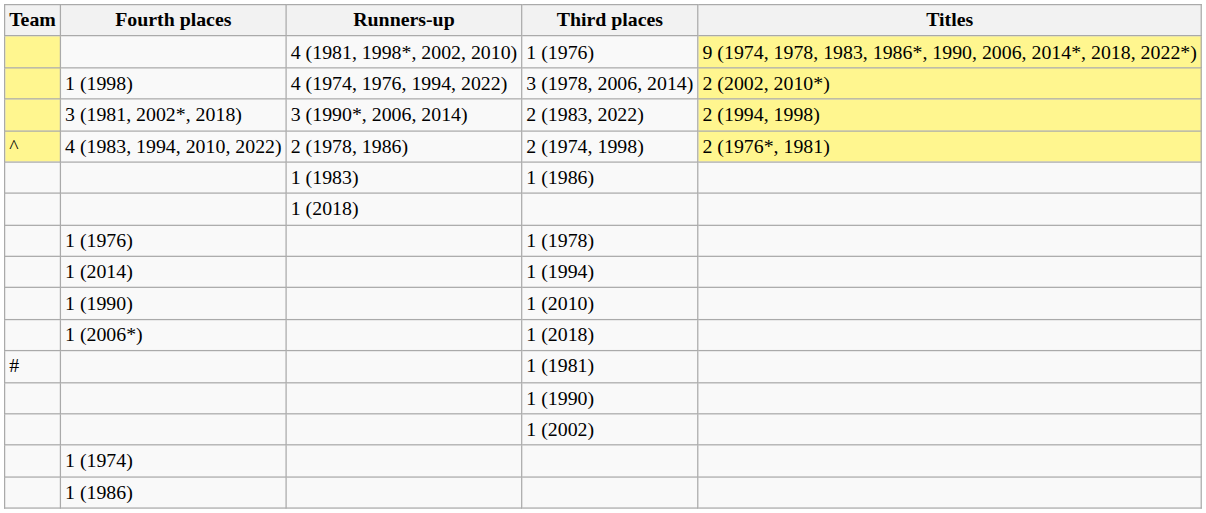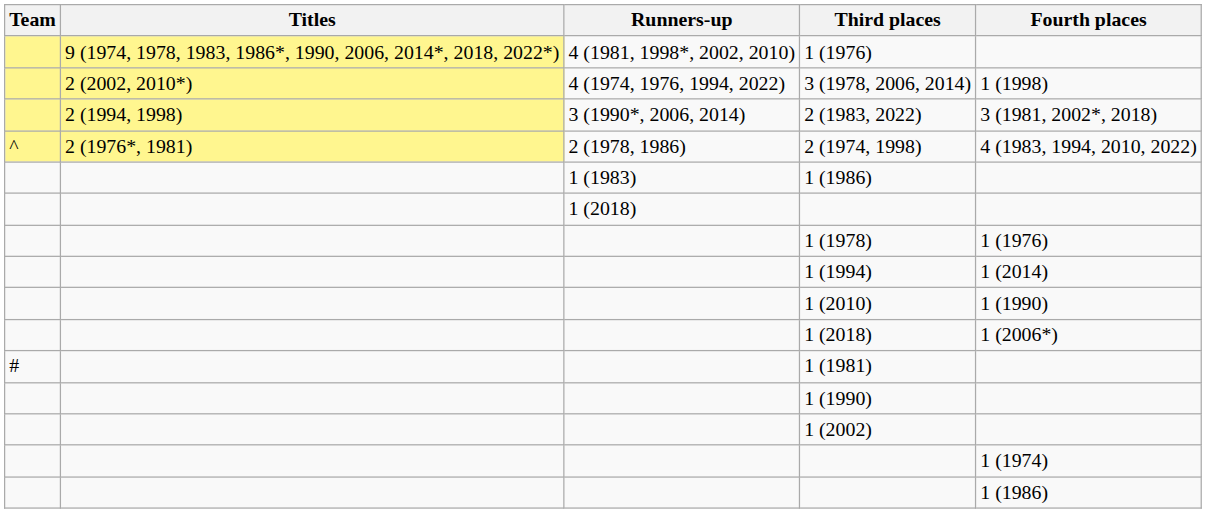columns swapped: (950, 20) <-> (173, 20)
